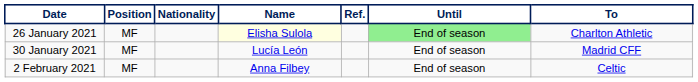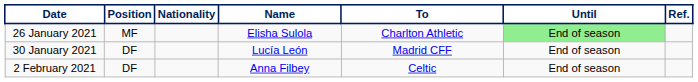columns swapped: (612, 14) <-> (355, 14)
(280, 33) lightyellow background -> (280, 33) no background
(130, 51) MF -> (130, 51) DF
(130, 68) MF -> (130, 68) DF
